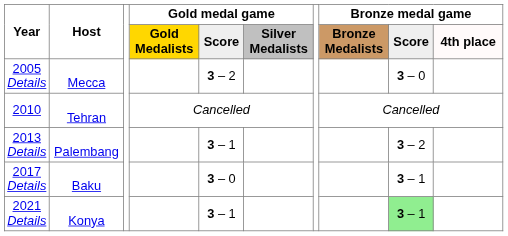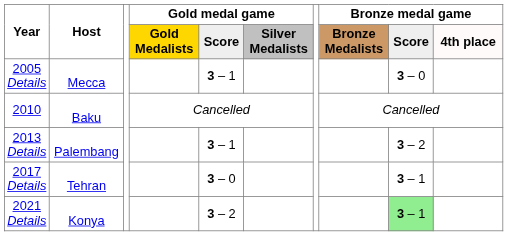(221, 76) 3 – 2 -> (221, 76) 3 – 1
(86, 117) Tehran -> (86, 117) Baku
(86, 186) Baku -> (86, 186) Tehran
(221, 213) 3 – 1 -> (221, 213) 3 – 2
